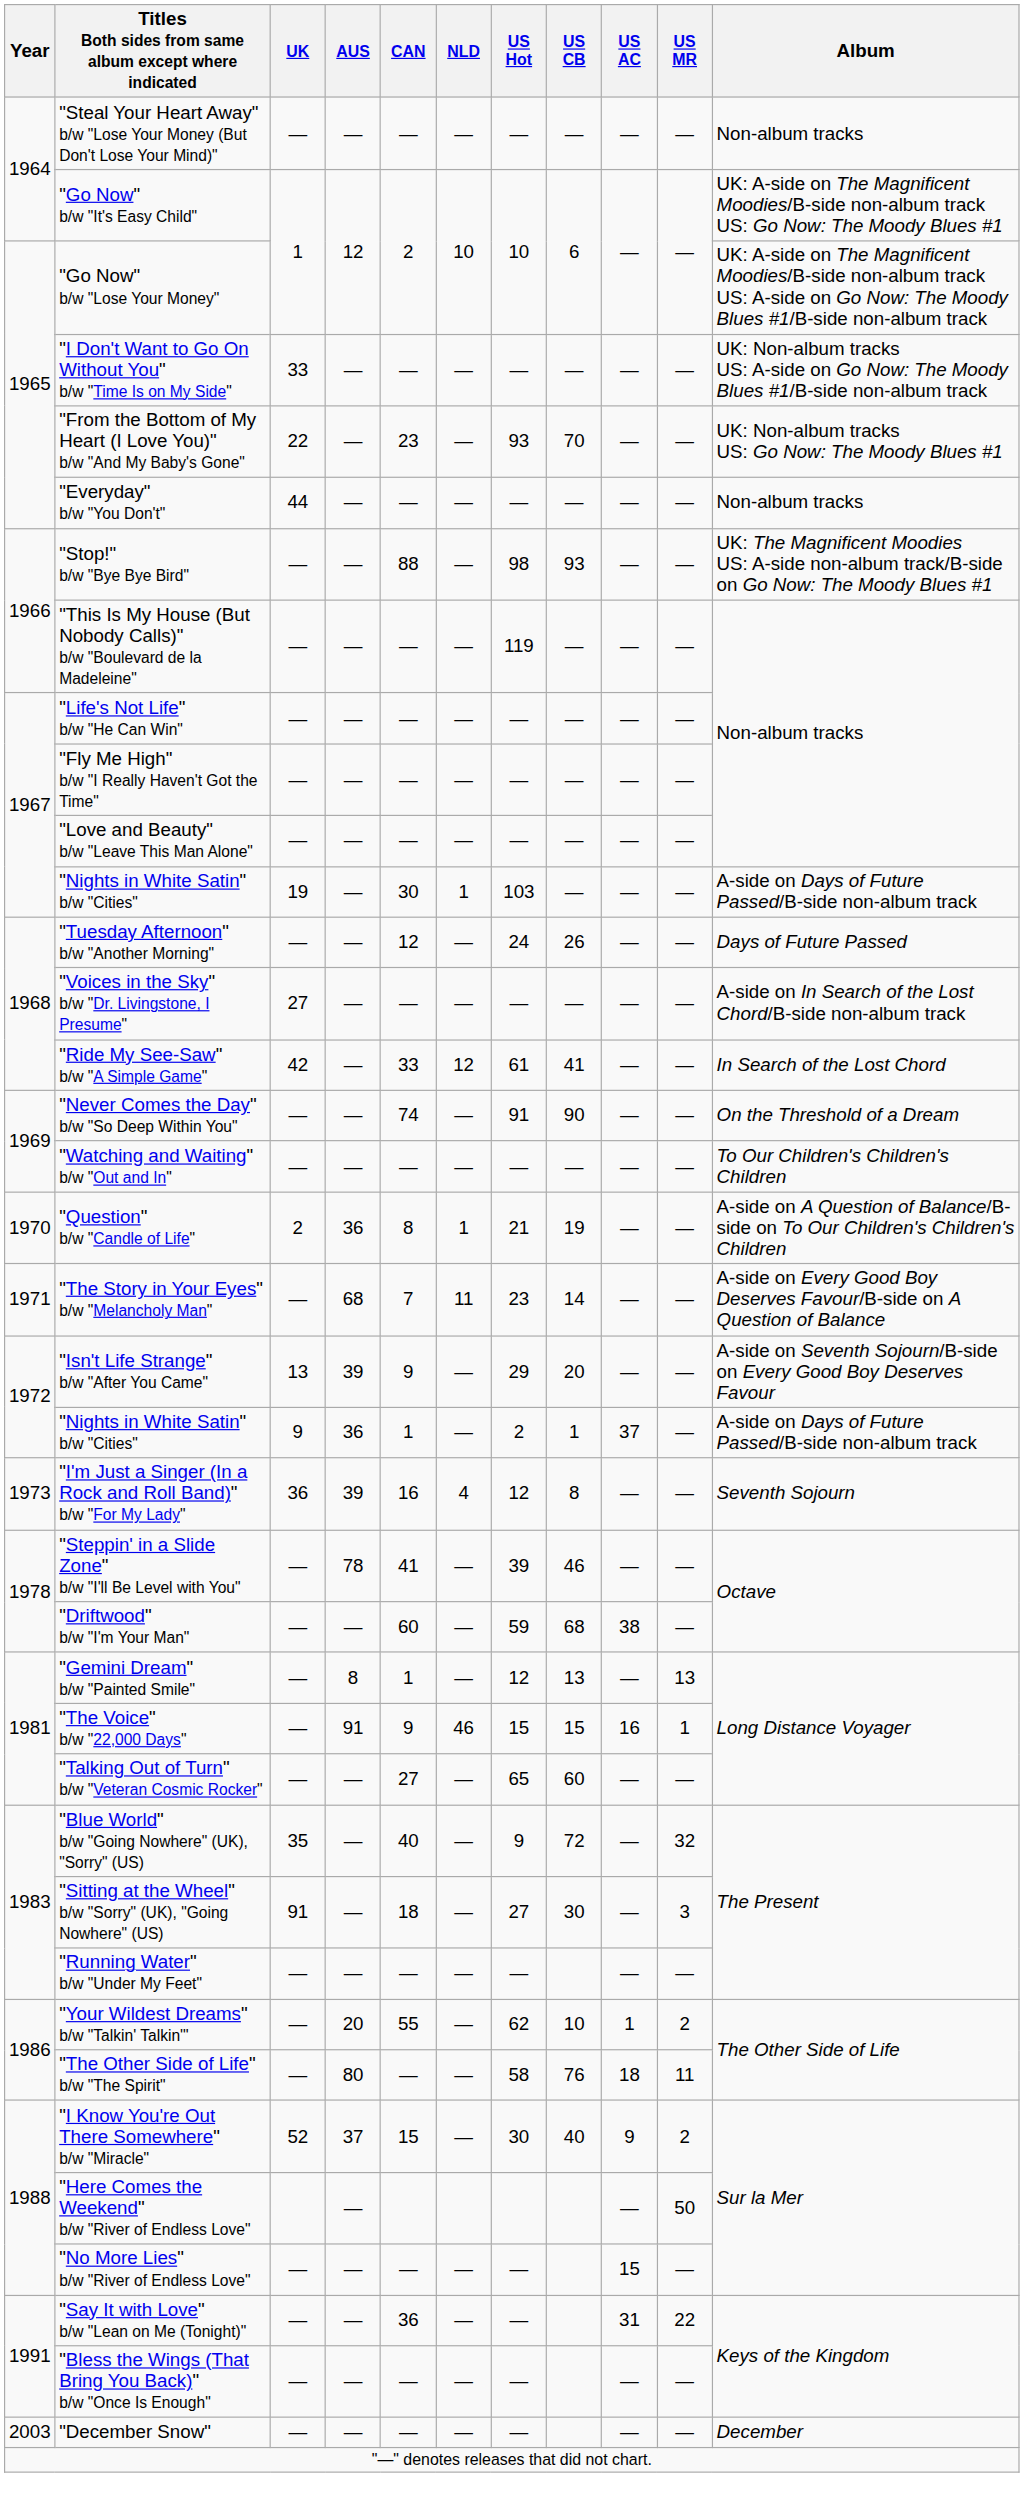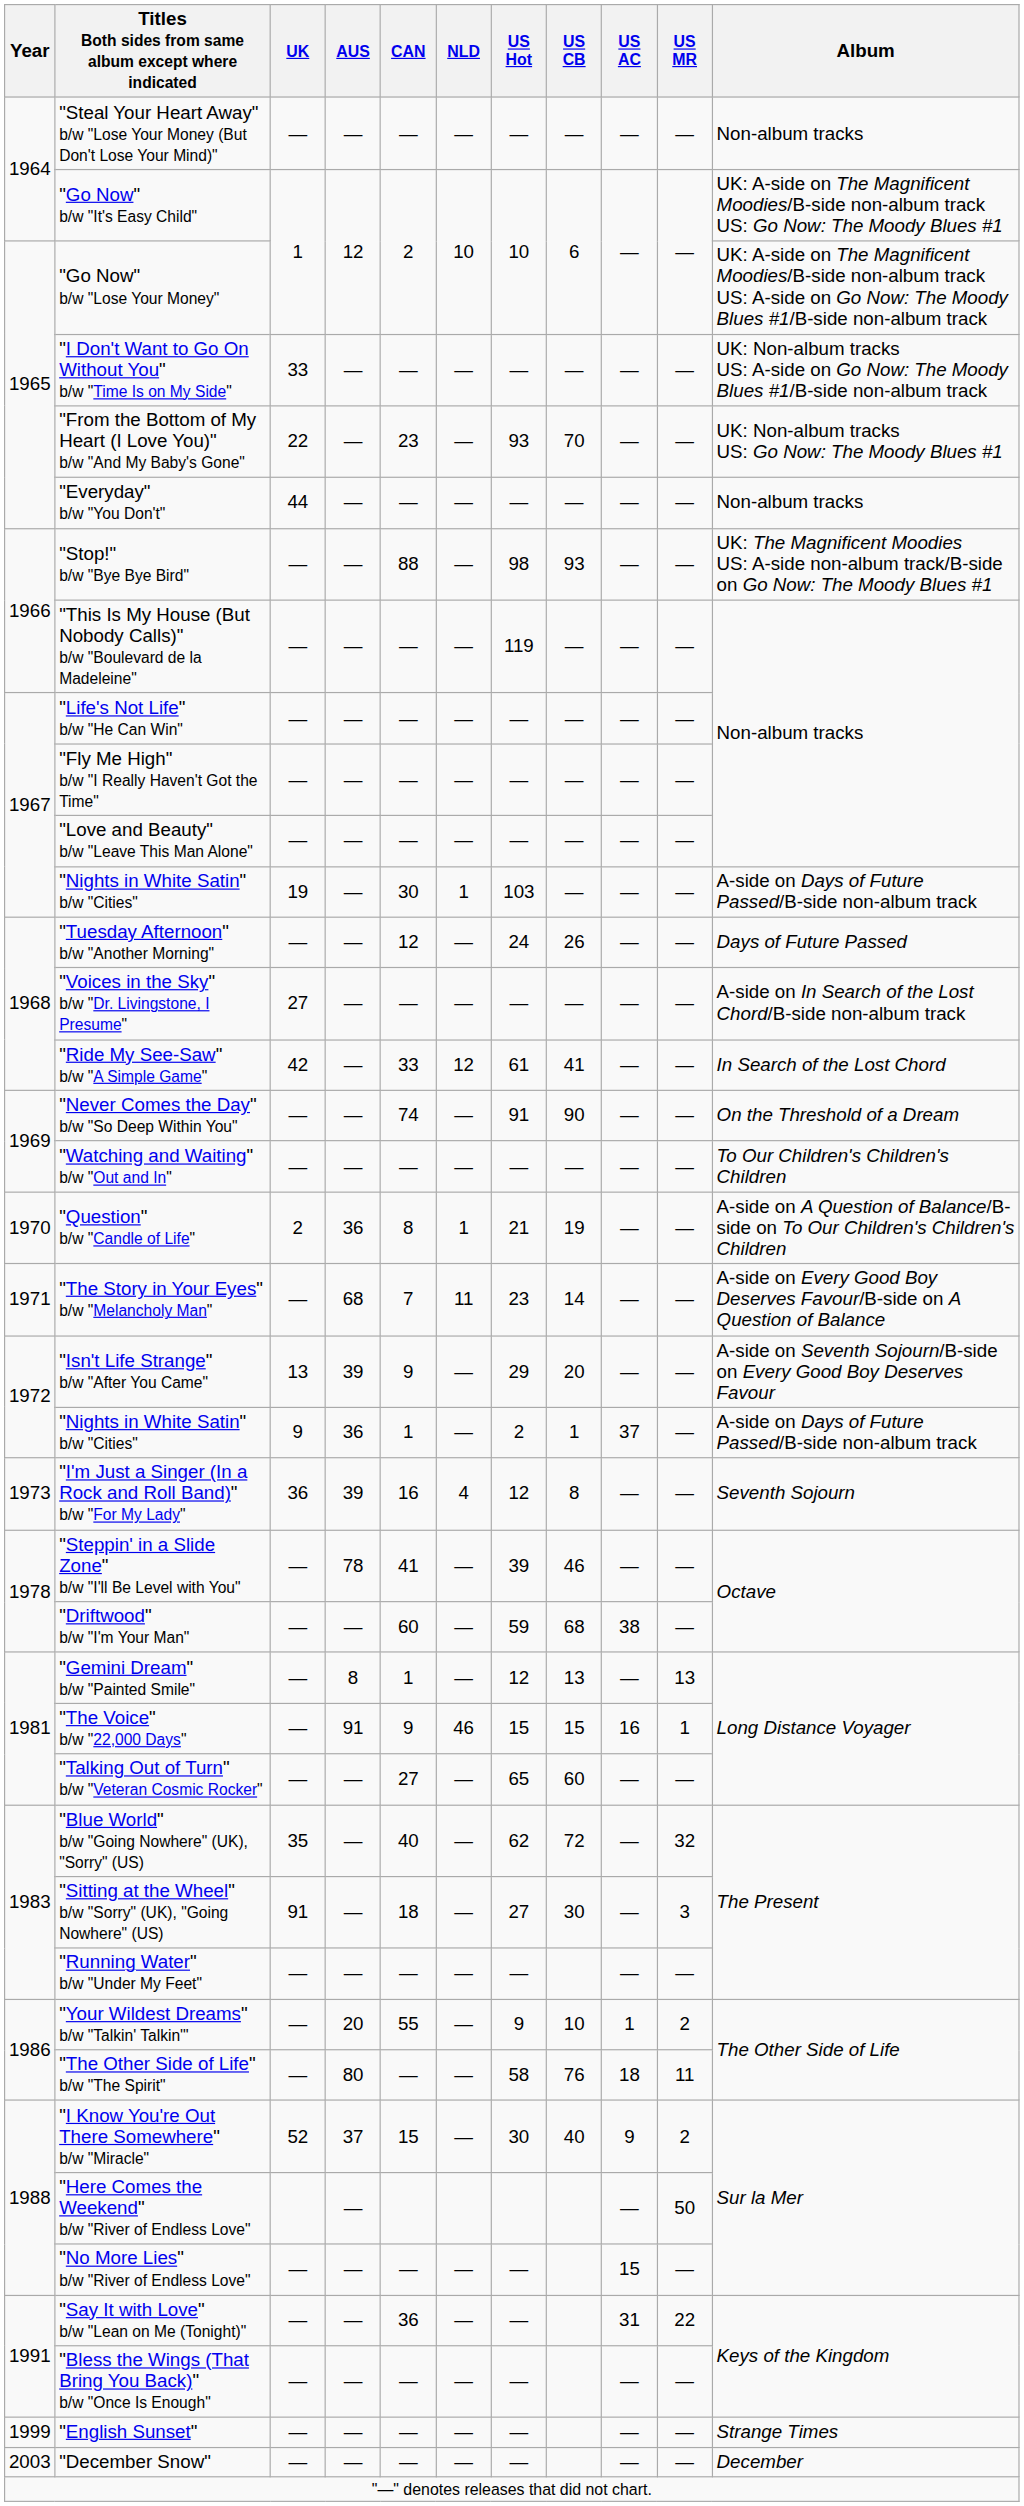(519, 1840) 9 -> (519, 1840) 62
(519, 2024) 62 -> (519, 2024) 9
+ row: (30, 2432)
